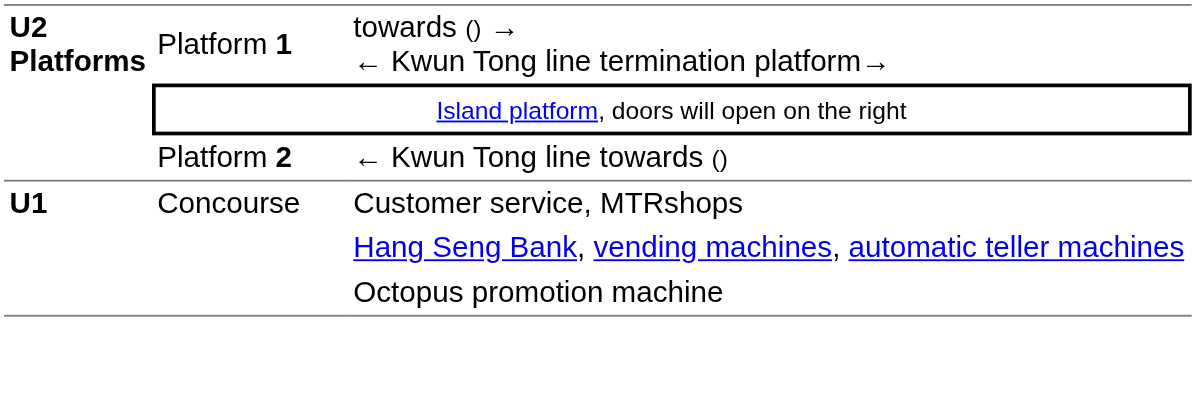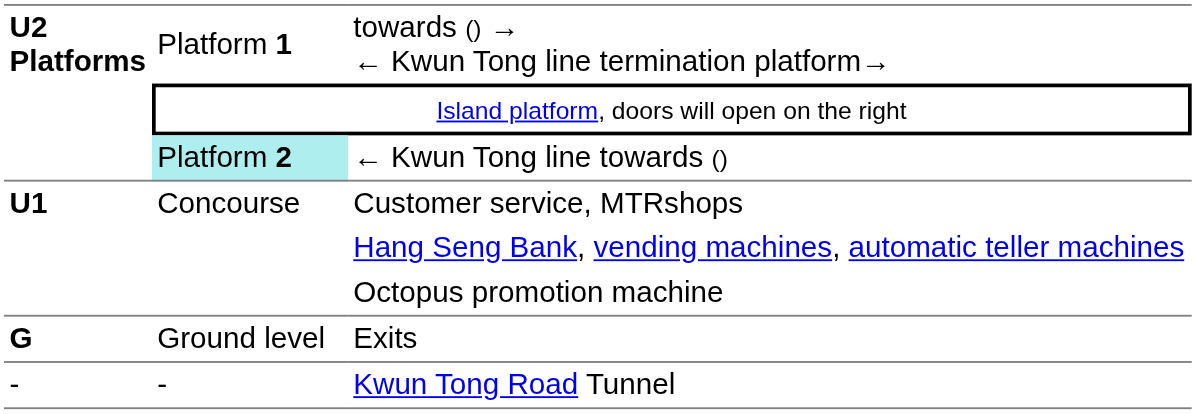(225, 157) no background -> (225, 157) paleturquoise background
+ row: (385, 338)
+ row: (514, 384)
